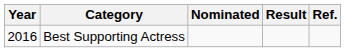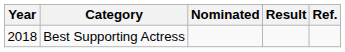(22, 36) 2016 -> (22, 36) 2018
